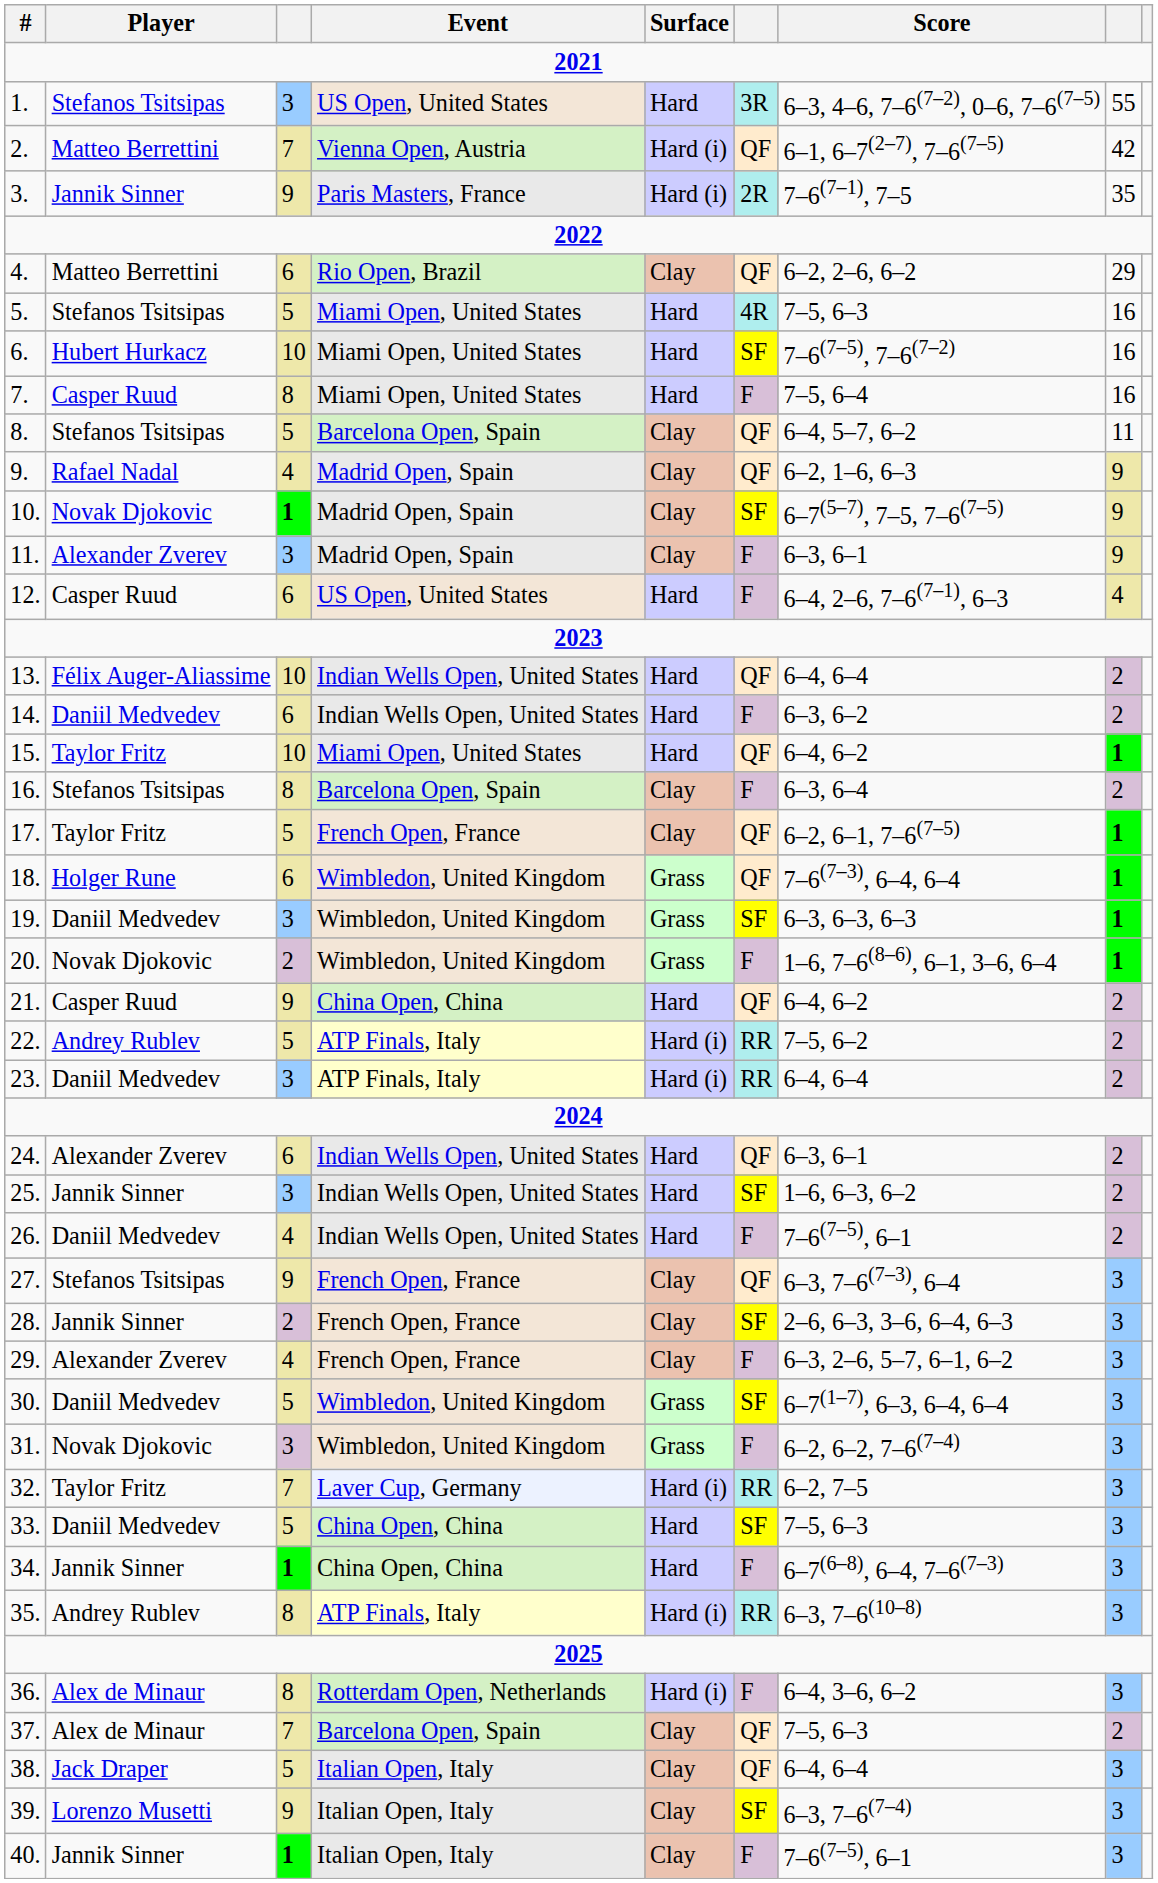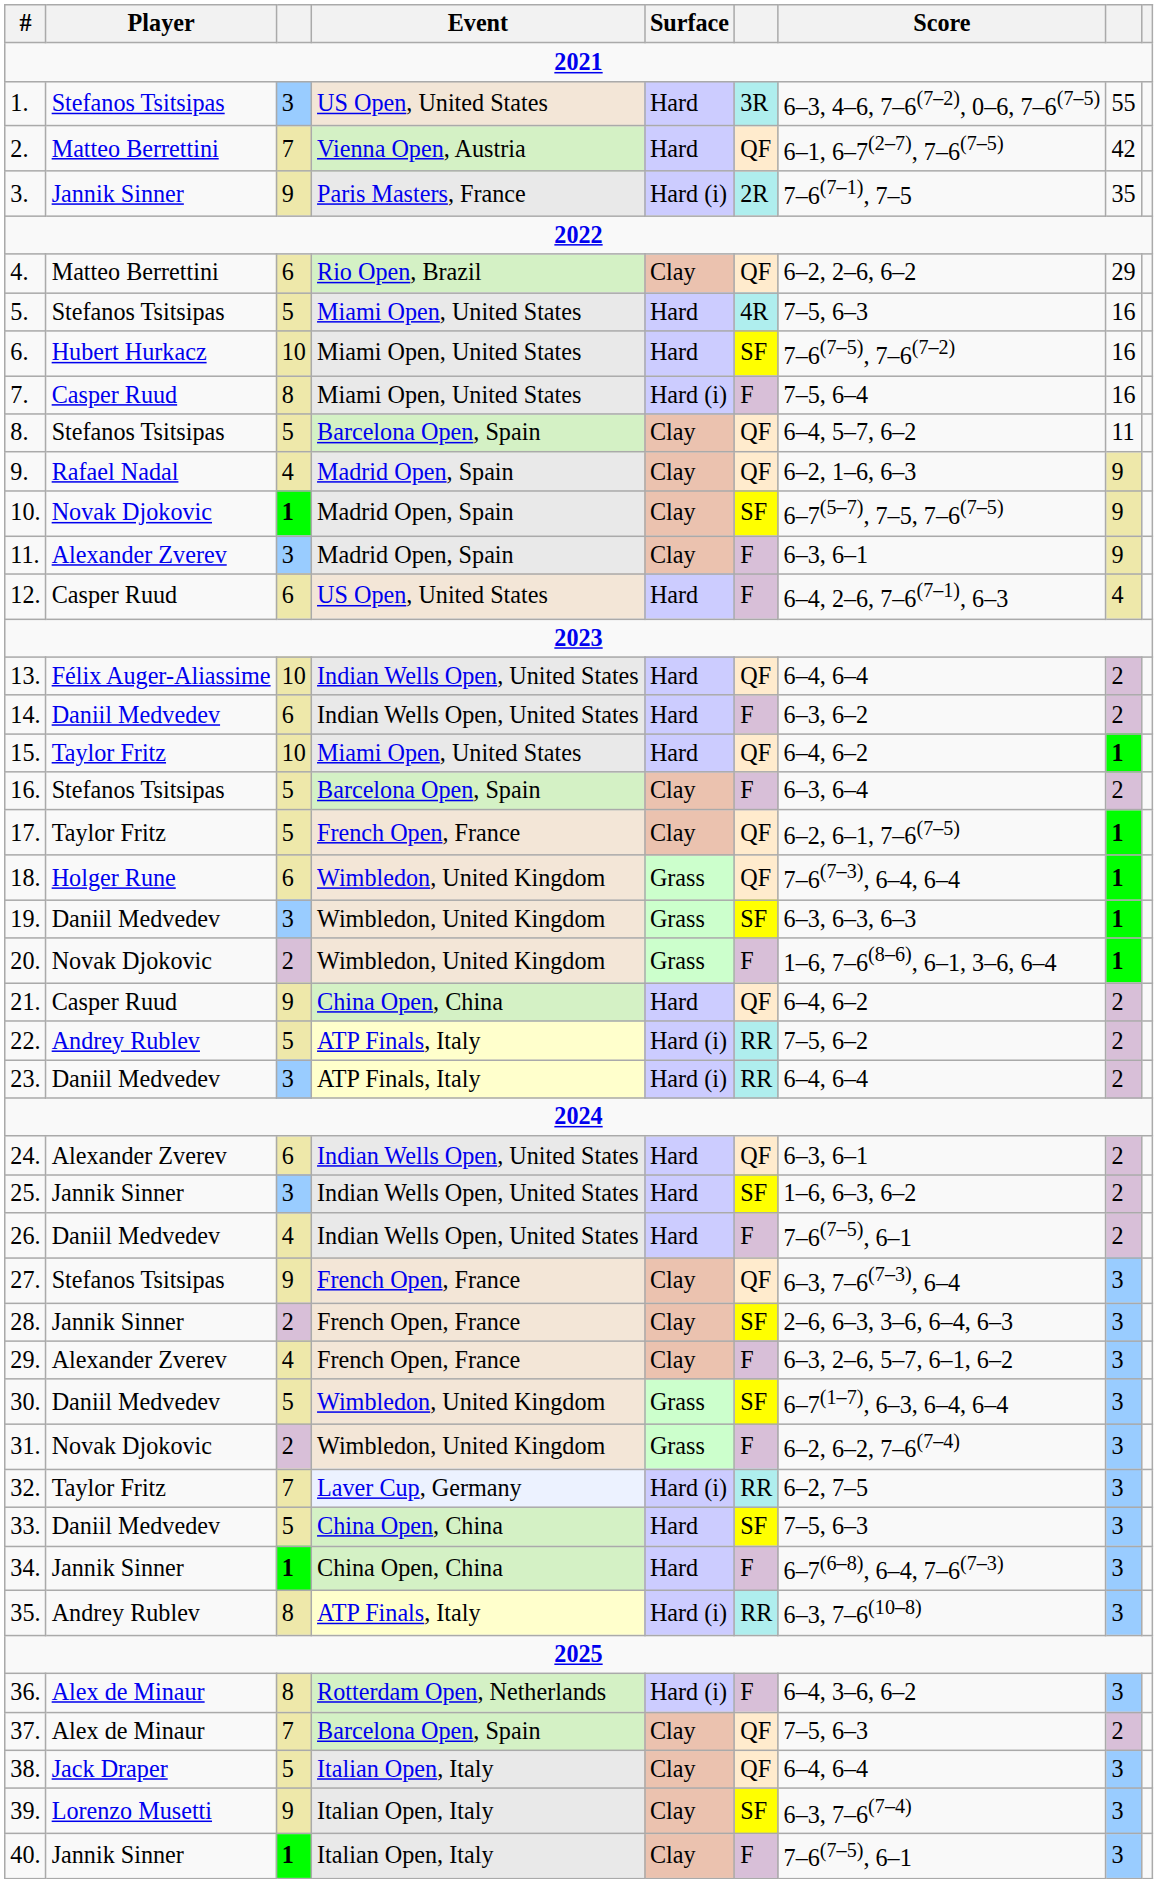(688, 148) Hard (i) -> (674, 148) Hard
(674, 394) Hard -> (688, 394) Hard (i)
(288, 790) 8 -> (288, 790) 5
(288, 1446) 3 -> (288, 1446) 2
